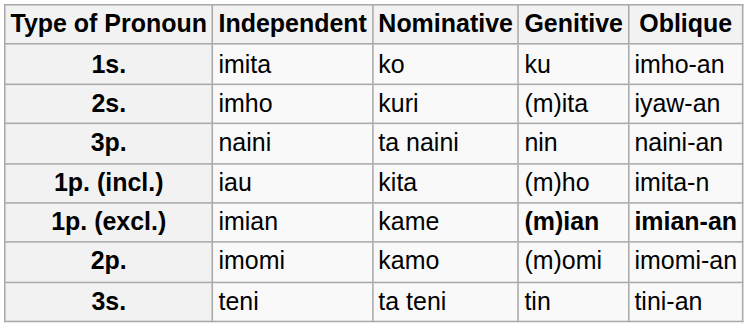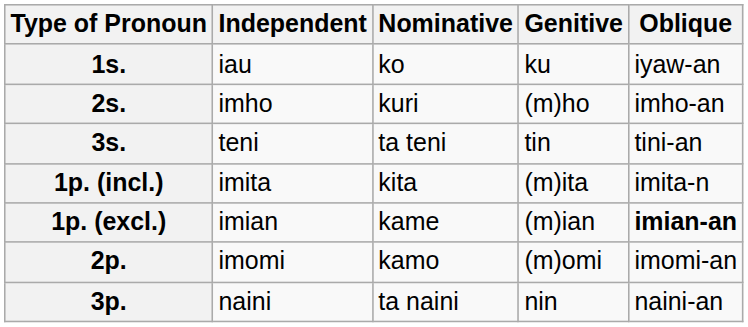(245, 63) imita -> (235, 63) iau
(680, 63) imho-an -> (677, 63) iyaw-an
(556, 103) (m)ita -> (557, 103) (m)ho
(677, 103) iyaw-an -> (680, 103) imho-an
rows swapped: (109, 301) <-> (109, 143)
(235, 182) iau -> (245, 182) imita
(557, 182) (m)ho -> (556, 182) (m)ita
(562, 222) bold -> (560, 222) normal
